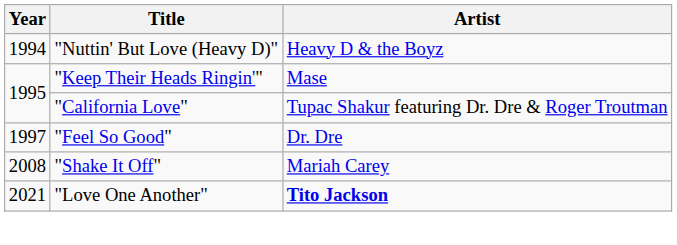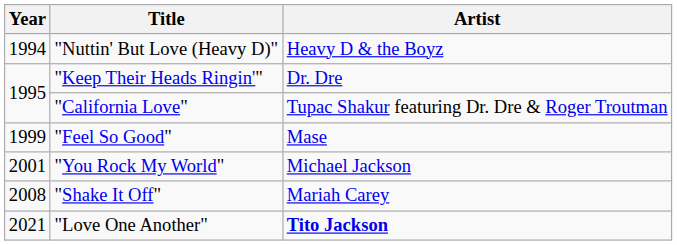(307, 78) Mase -> (315, 78) Dr. Dre
(27, 136) 1997 -> (27, 136) 1999
(315, 136) Dr. Dre -> (307, 136) Mase
+ row: (139, 166)
